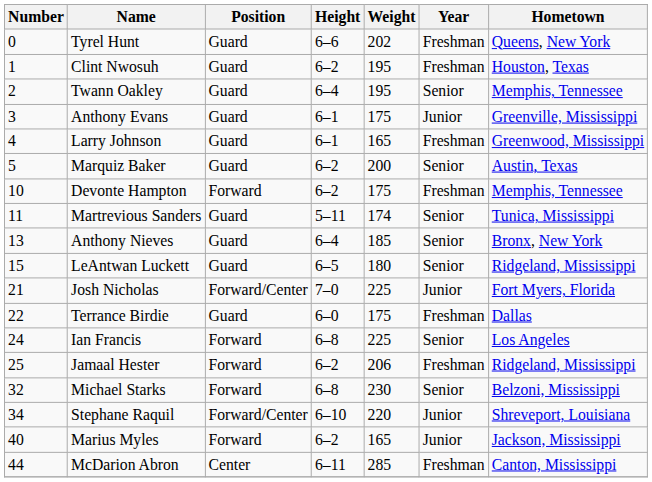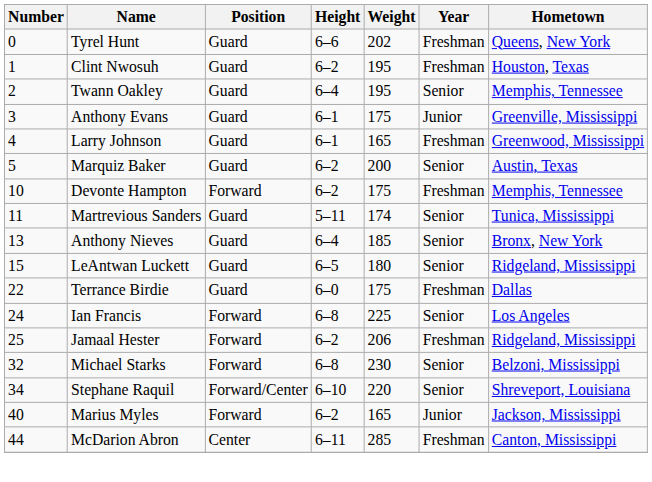- row: (115, 290)
(442, 414) Junior -> (443, 389) Senior
